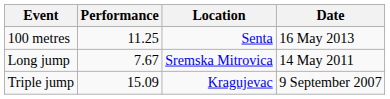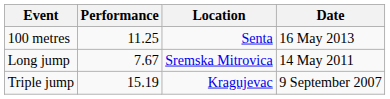(143, 82) 15.09 -> (143, 82) 15.19
